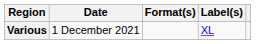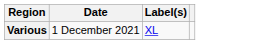- column: (170, 13)
